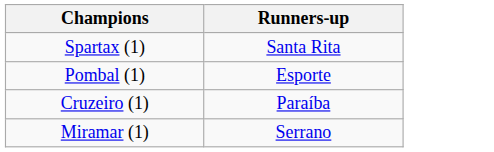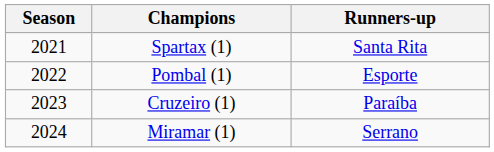+ column: (49, 18)
